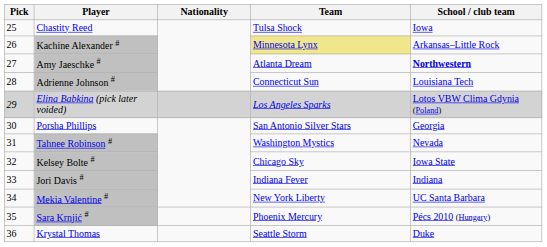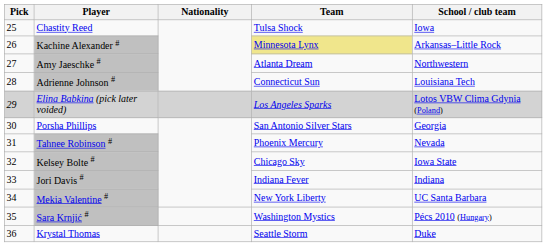(442, 63) bold -> (441, 63) normal
(293, 143) Washington Mystics -> (288, 143) Phoenix Mercury
(288, 216) Phoenix Mercury -> (294, 216) Washington Mystics
